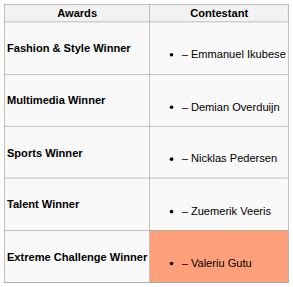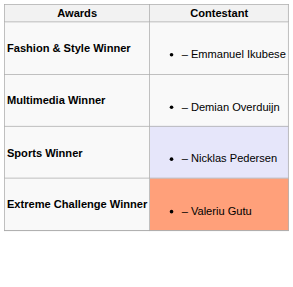(219, 159) no background -> (219, 159) lavender background
- row: (43, 205)
